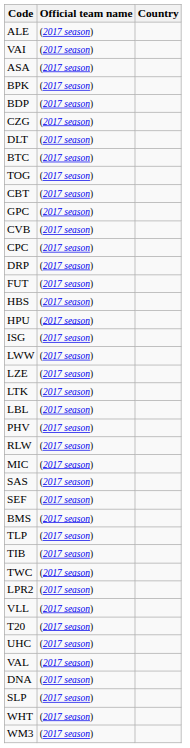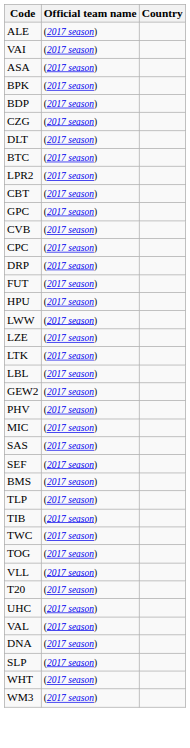rows swapped: (20, 590) <-> (19, 175)
- row: (18, 301)
- row: (16, 337)
+ row: (23, 391)
- row: (19, 445)
